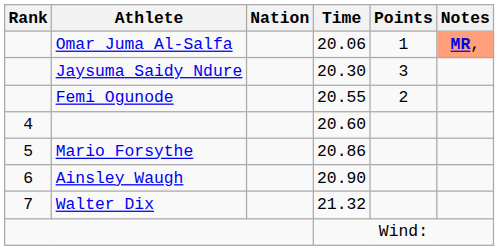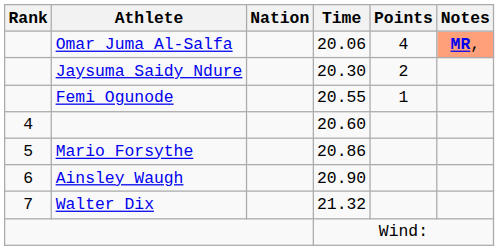(403, 45) 1 -> (403, 45) 4
(403, 71) 3 -> (403, 71) 2
(403, 98) 2 -> (403, 98) 1
